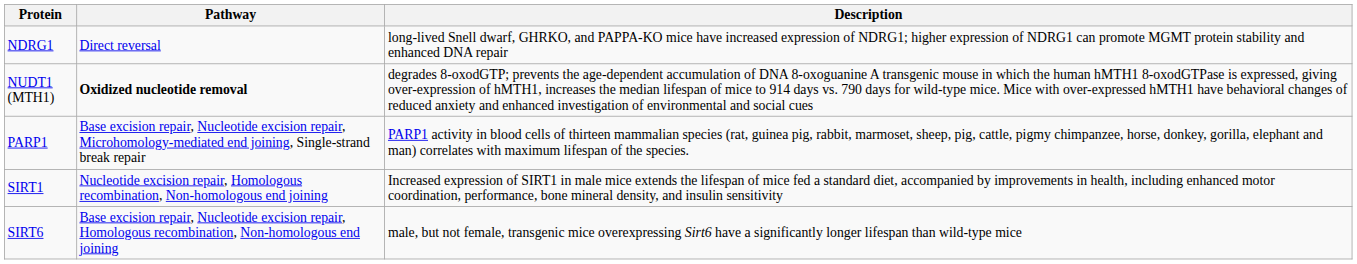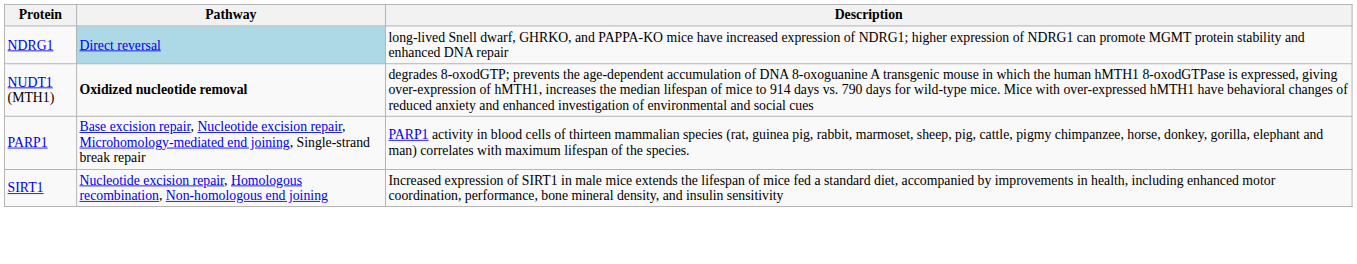(120, 44) no background -> (120, 44) lightblue background
- row: (26, 232)
